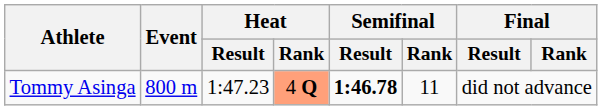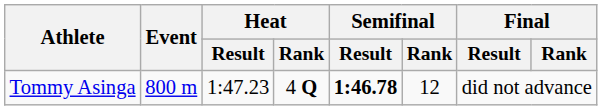(301, 87) lightsalmon background -> (301, 87) no background
(429, 87) 11 -> (429, 87) 12
